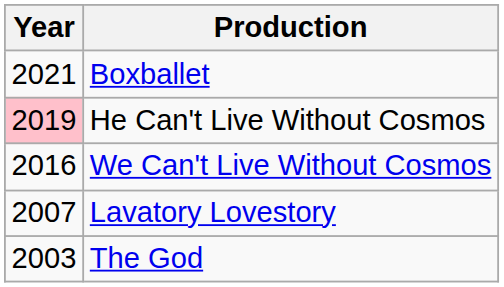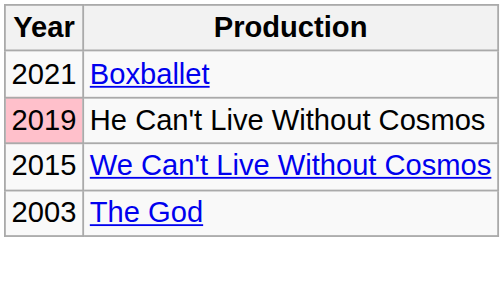(44, 166) 2016 -> (44, 166) 2015
- row: (213, 212)
